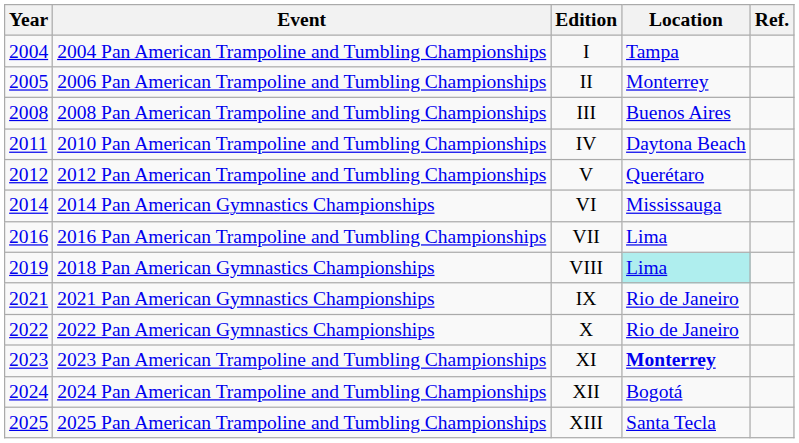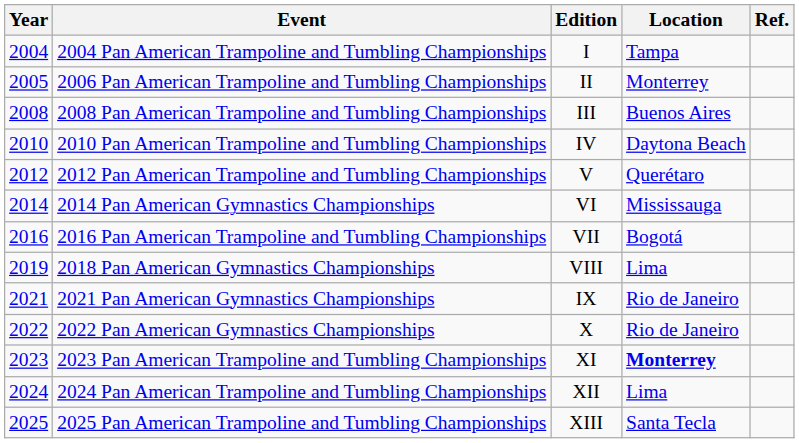(28, 143) 2011 -> (29, 143) 2010
(647, 236) Lima -> (654, 236) Bogotá
(647, 267) paleturquoise background -> (647, 267) no background
(654, 391) Bogotá -> (647, 391) Lima
